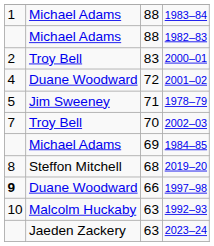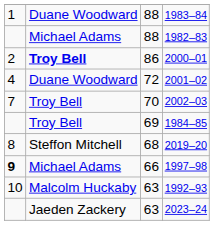(75, 15) Michael Adams -> (83, 15) Duane Woodward
(56, 58) normal -> (58, 58) bold
(151, 58) 83 -> (151, 58) 86
- row: (186, 101)
(75, 144) Michael Adams -> (56, 123) Troy Bell
(83, 187) Duane Woodward -> (75, 166) Michael Adams
